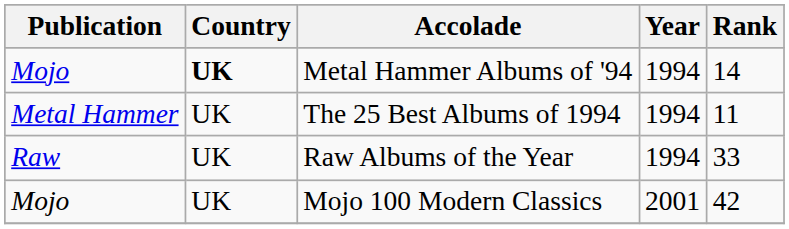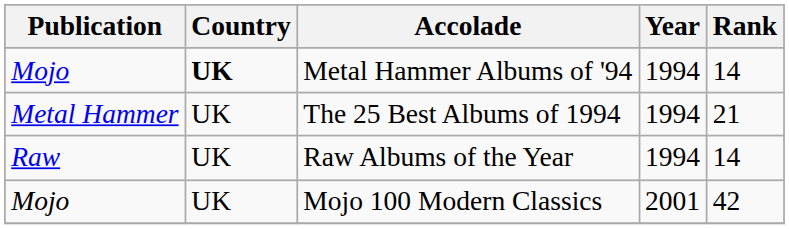(726, 113) 11 -> (727, 113) 21
(727, 157) 33 -> (727, 157) 14
